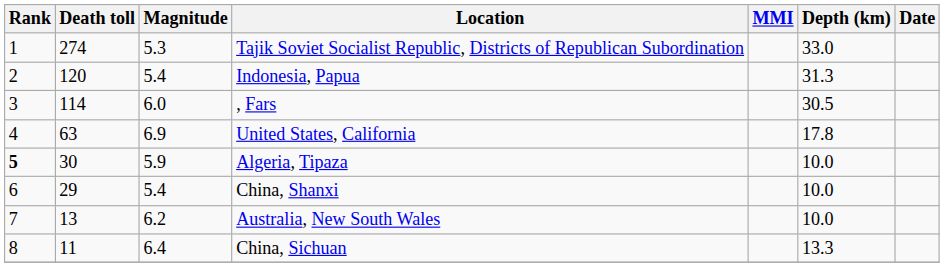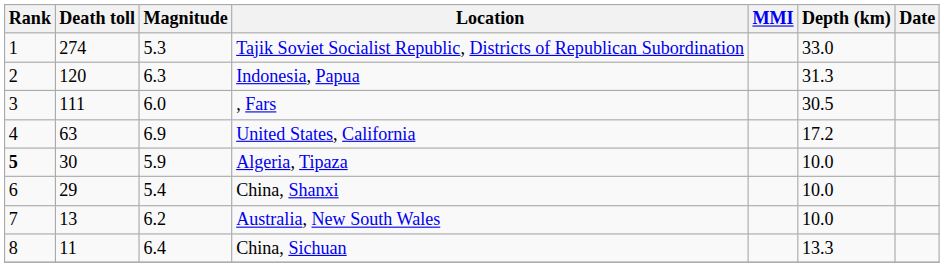(155, 76) 5.4 -> (155, 76) 6.3
(73, 104) 114 -> (72, 104) 111
(818, 133) 17.8 -> (818, 133) 17.2
